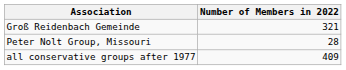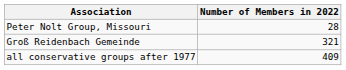rows swapped: (79, 42) <-> (73, 27)
